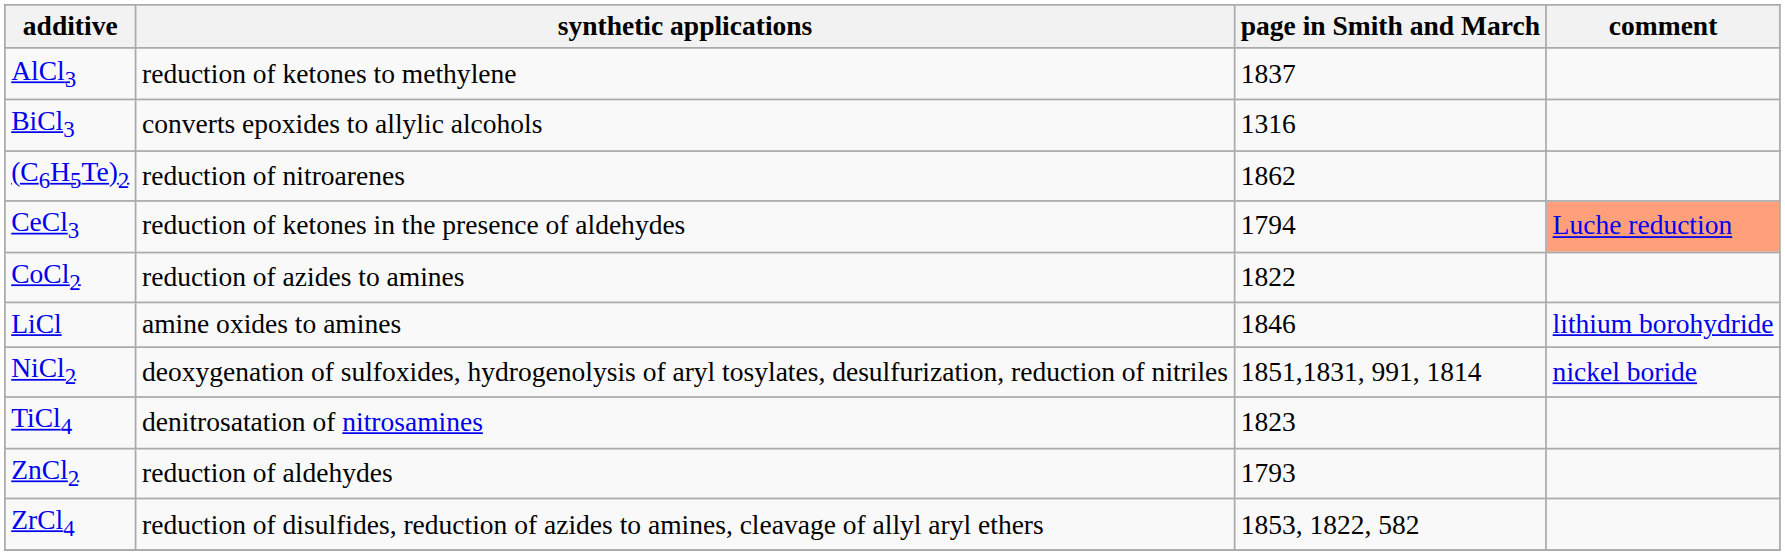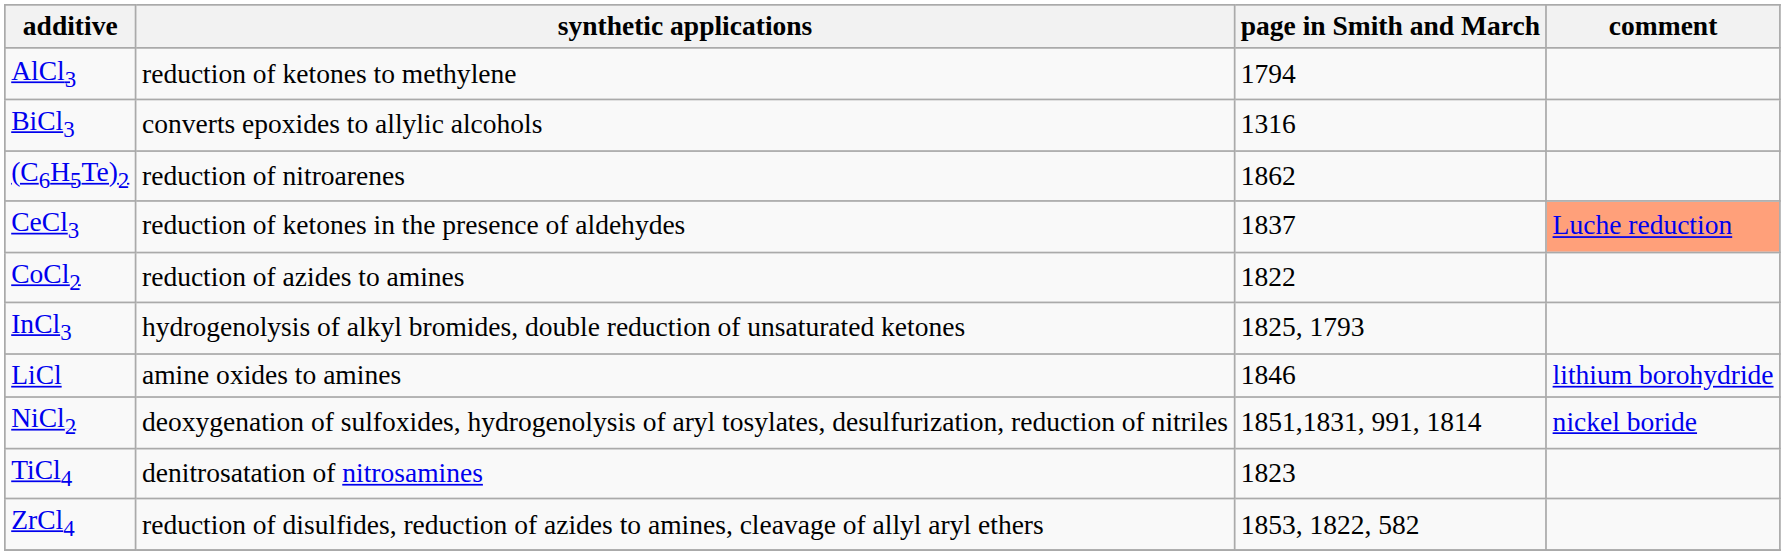(1268, 73) 1837 -> (1268, 73) 1794
(1268, 226) 1794 -> (1268, 226) 1837
+ row: (41, 327)
- row: (45, 473)
